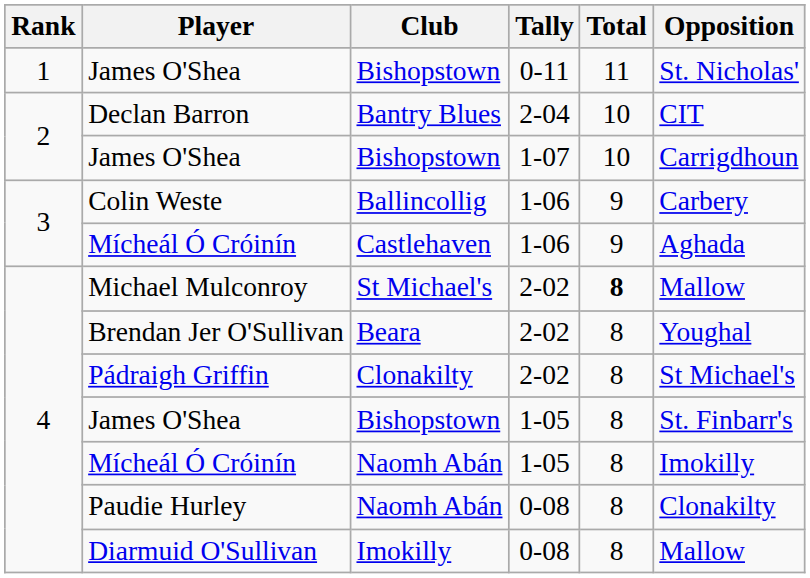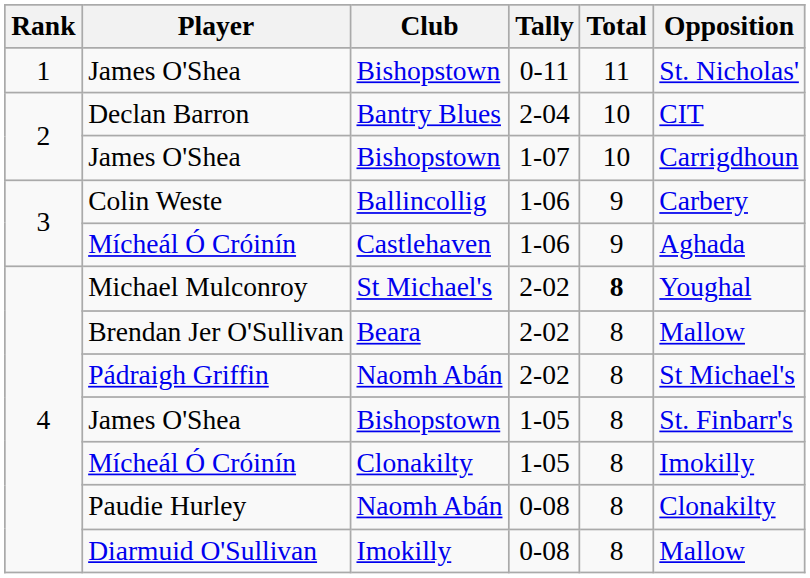(702, 288) Mallow -> (705, 288) Youghal
(705, 331) Youghal -> (702, 331) Mallow
(415, 375) Clonakilty -> (429, 375) Naomh Abán
(429, 462) Naomh Abán -> (415, 462) Clonakilty
